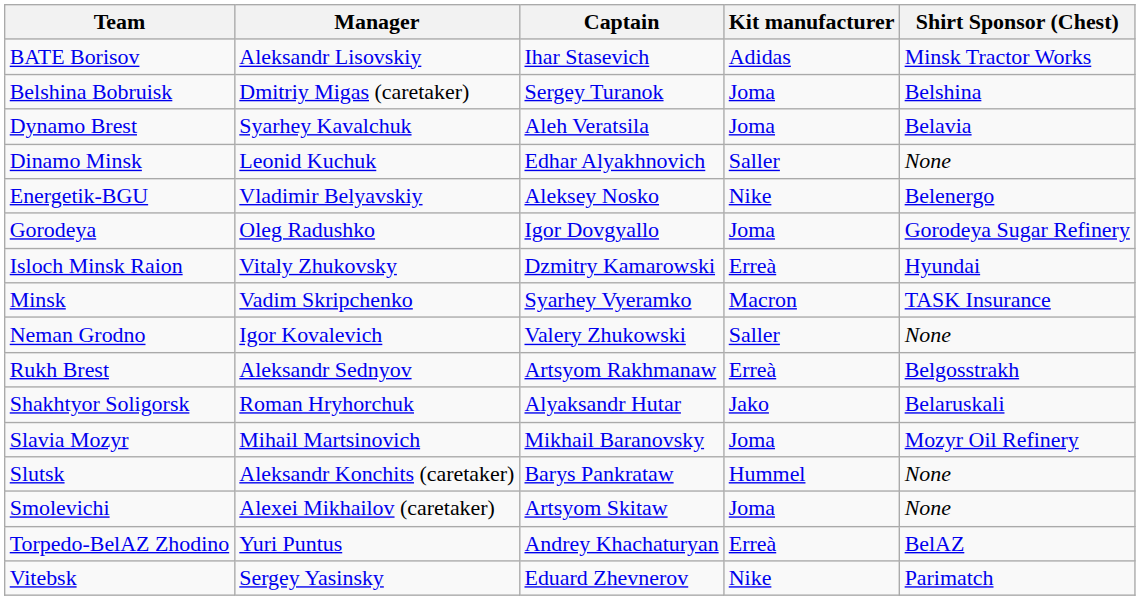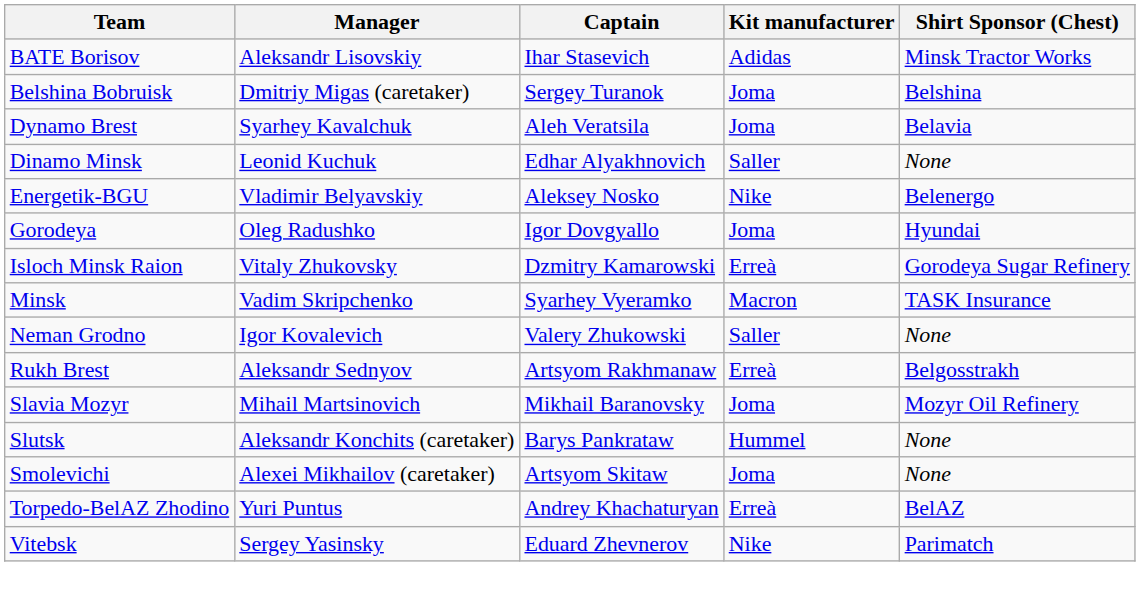(1017, 230) Gorodeya Sugar Refinery -> (942, 230) Hyundai
(942, 265) Hyundai -> (1017, 265) Gorodeya Sugar Refinery
- row: (100, 404)
